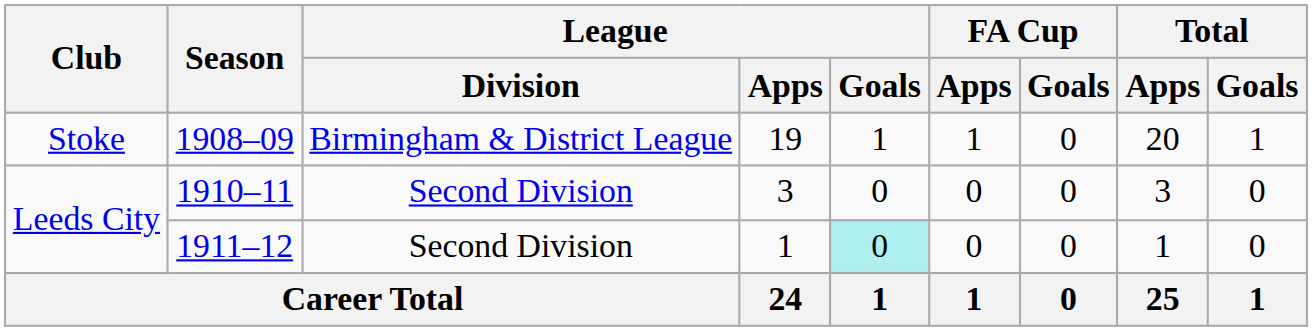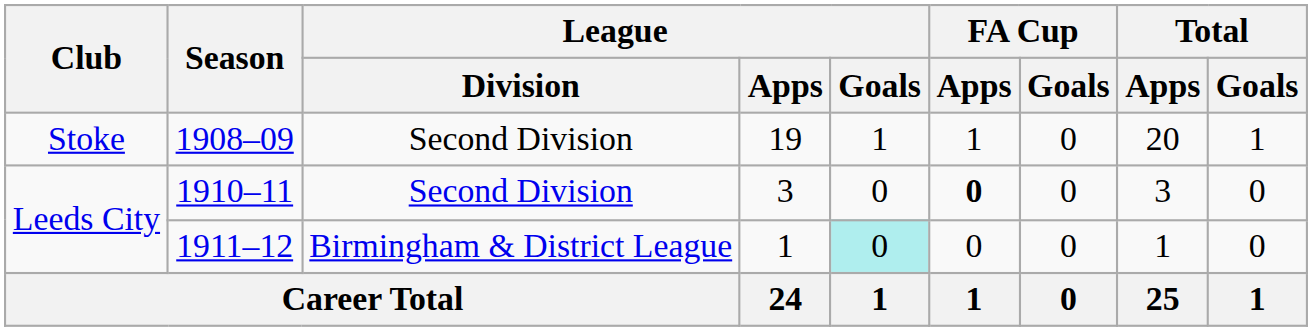(521, 138) Birmingham & District League -> (521, 138) Second Division
(974, 191) normal -> (974, 191) bold
(521, 245) Second Division -> (521, 245) Birmingham & District League
